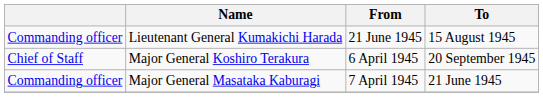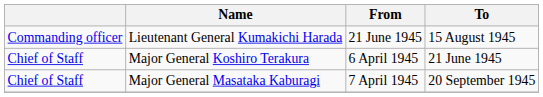(482, 59) 20 September 1945 -> (465, 59) 21 June 1945
(65, 80) Commanding officer -> (45, 80) Chief of Staff
(465, 80) 21 June 1945 -> (482, 80) 20 September 1945
